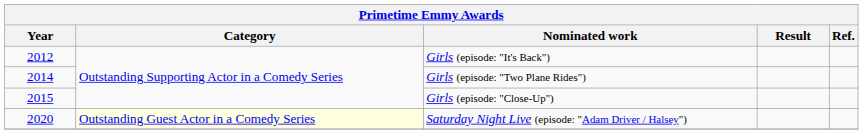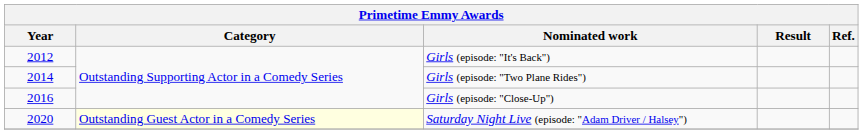(40, 98) 2015 -> (40, 98) 2016
